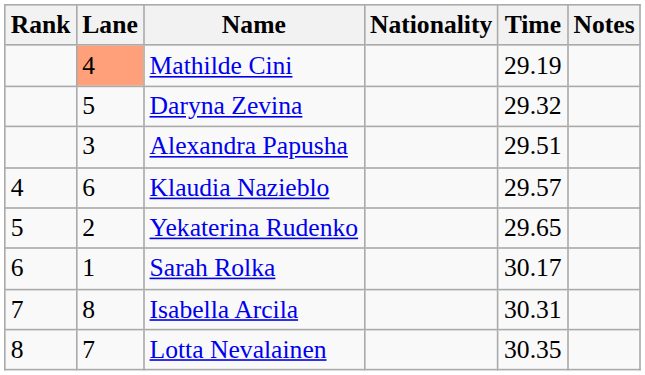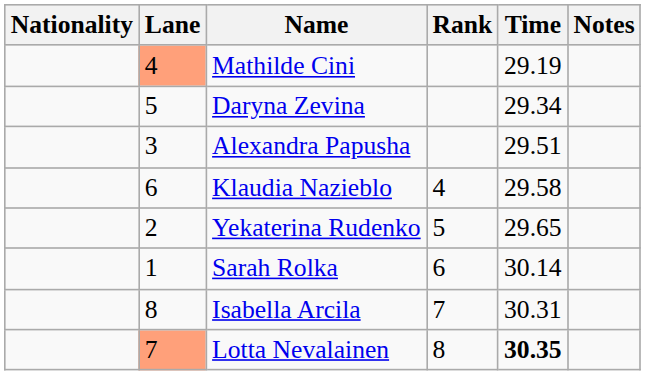columns swapped: (41, 24) <-> (431, 24)
(533, 106) 29.32 -> (533, 106) 29.34
(533, 187) 29.57 -> (533, 187) 29.58
(533, 268) 30.17 -> (533, 268) 30.14
(89, 349) no background -> (151, 349) lightsalmon background
(533, 349) normal -> (533, 349) bold
